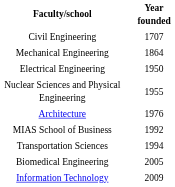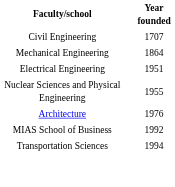(154, 69) 1950 -> (154, 69) 1951
- row: (62, 162)
- row: (62, 178)
